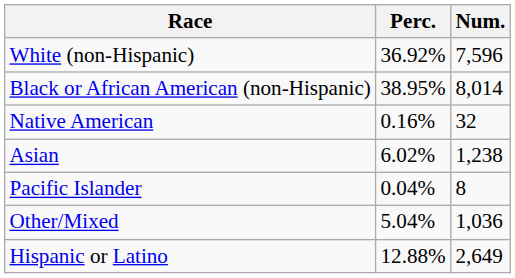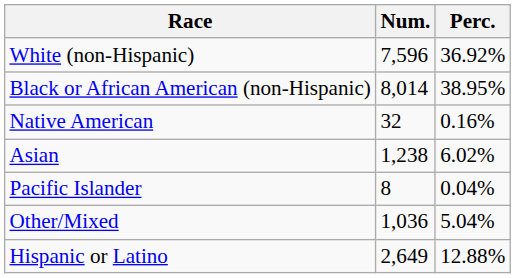columns swapped: (480, 21) <-> (413, 21)
